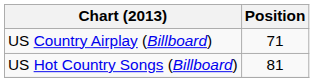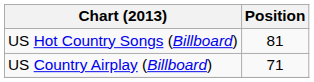rows swapped: (110, 41) <-> (123, 65)
